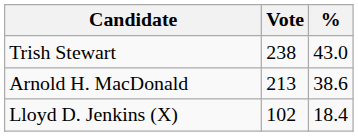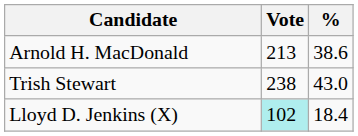rows swapped: (63, 51) <-> (99, 83)
(281, 114) no background -> (281, 114) paleturquoise background
